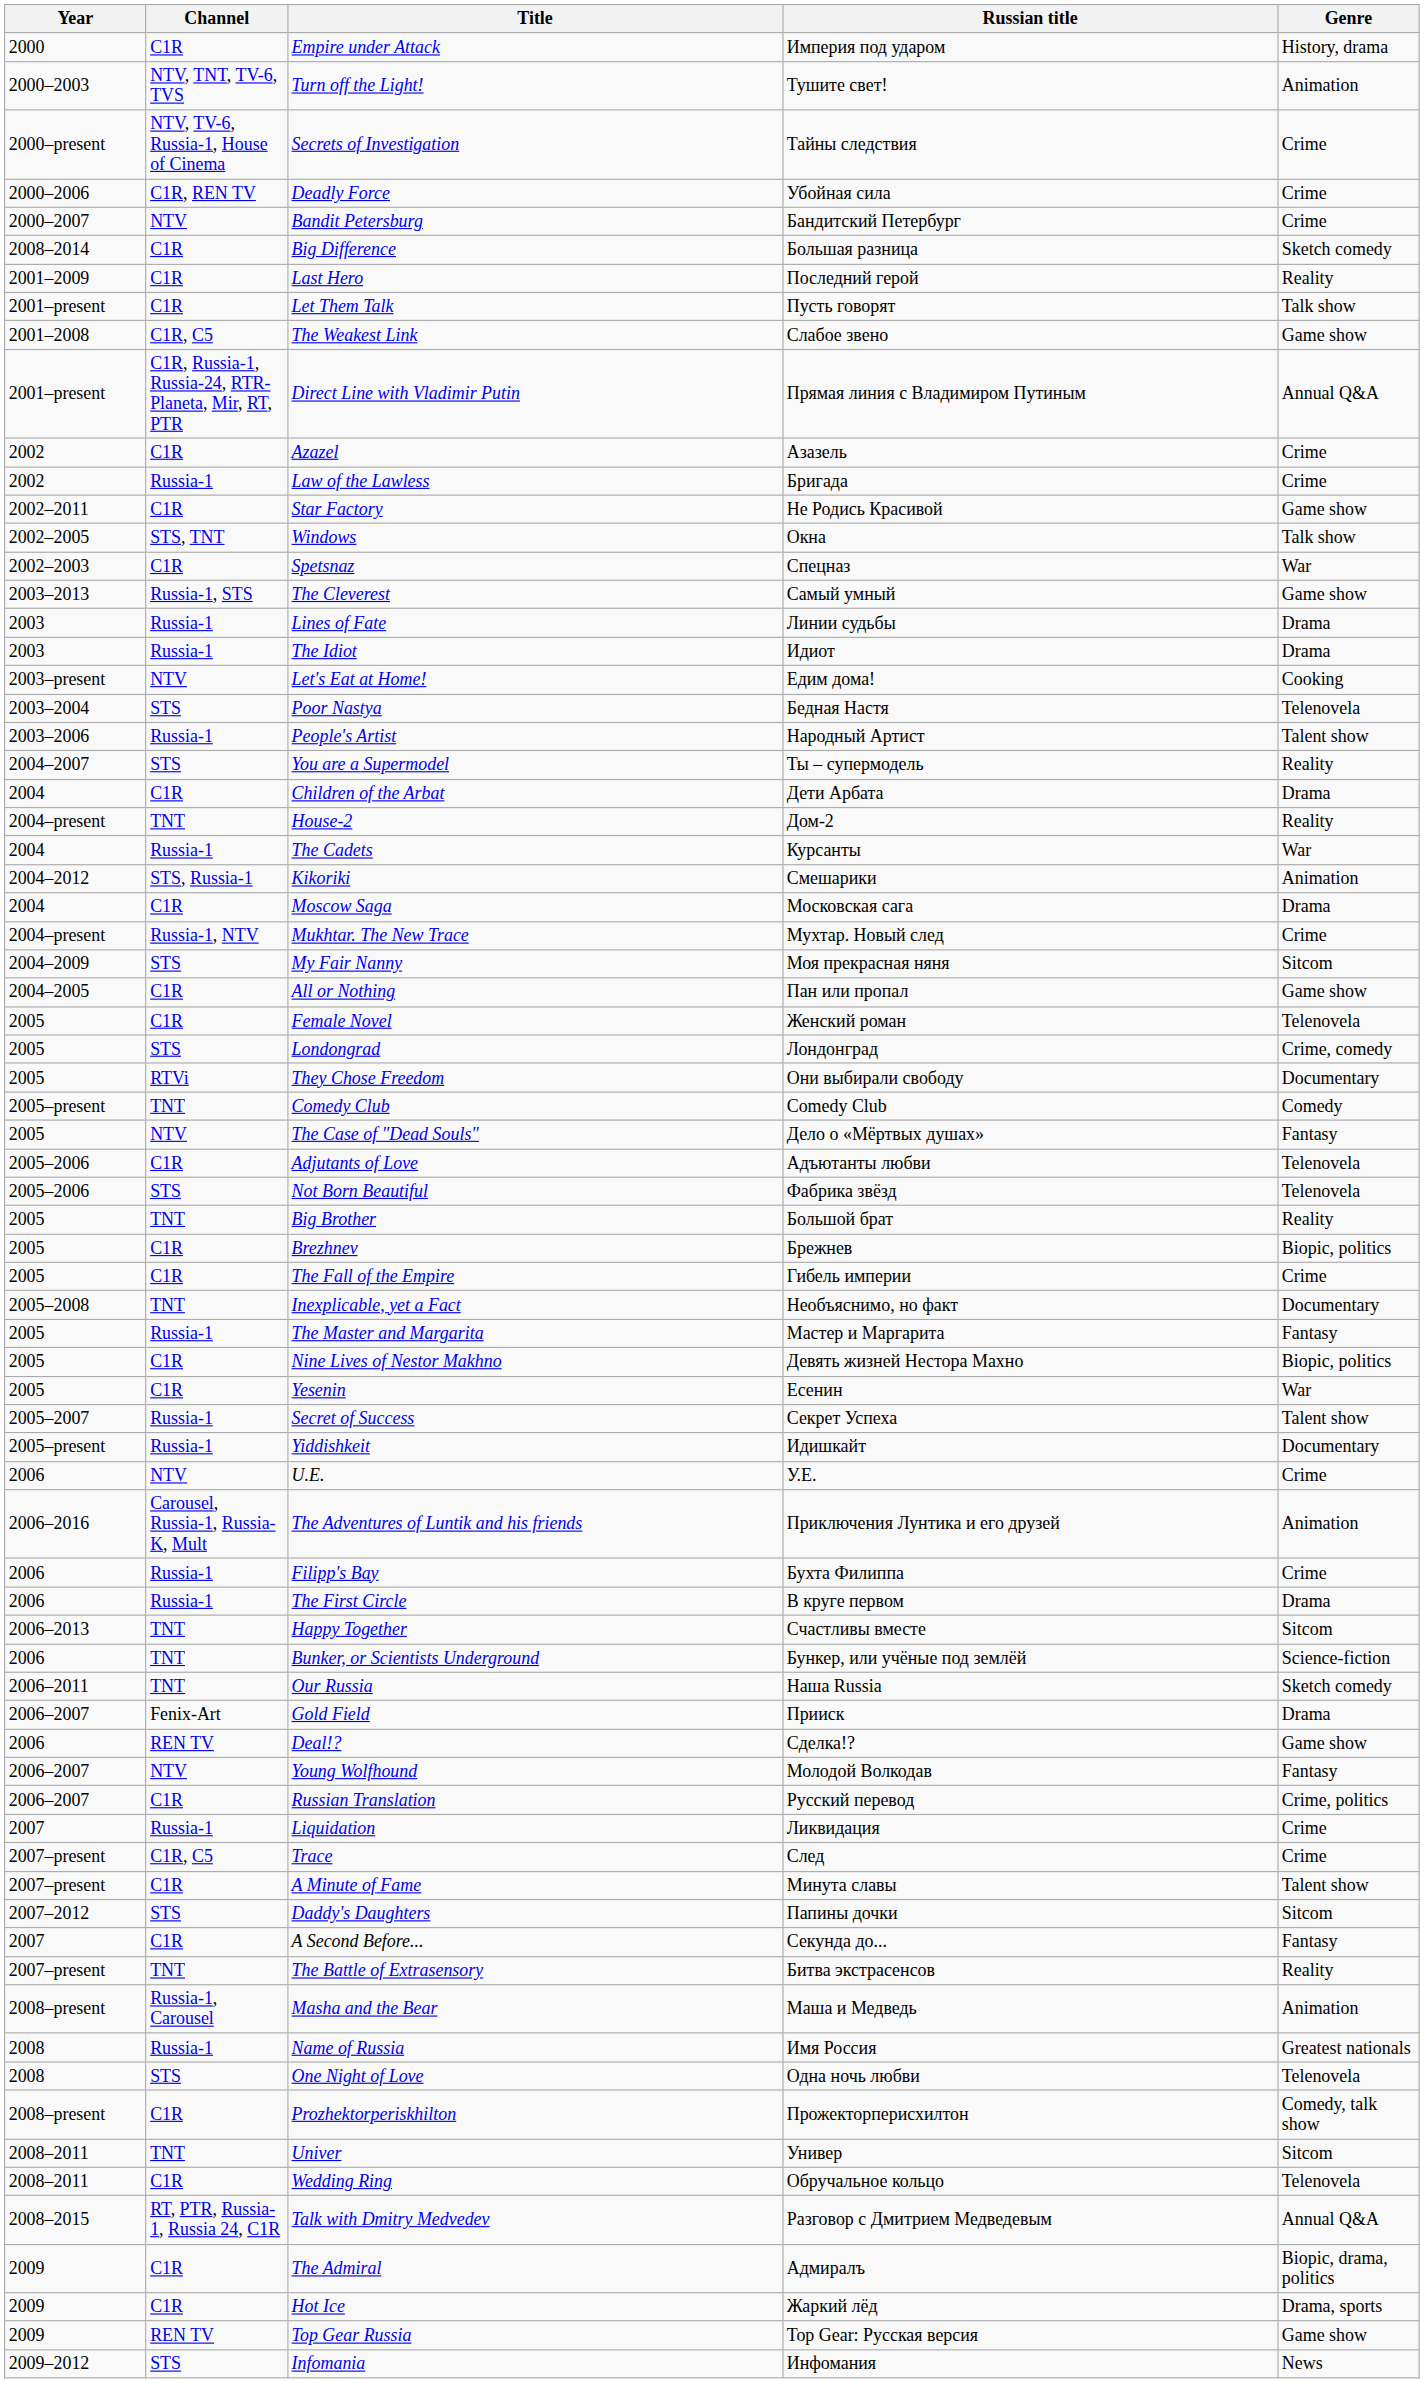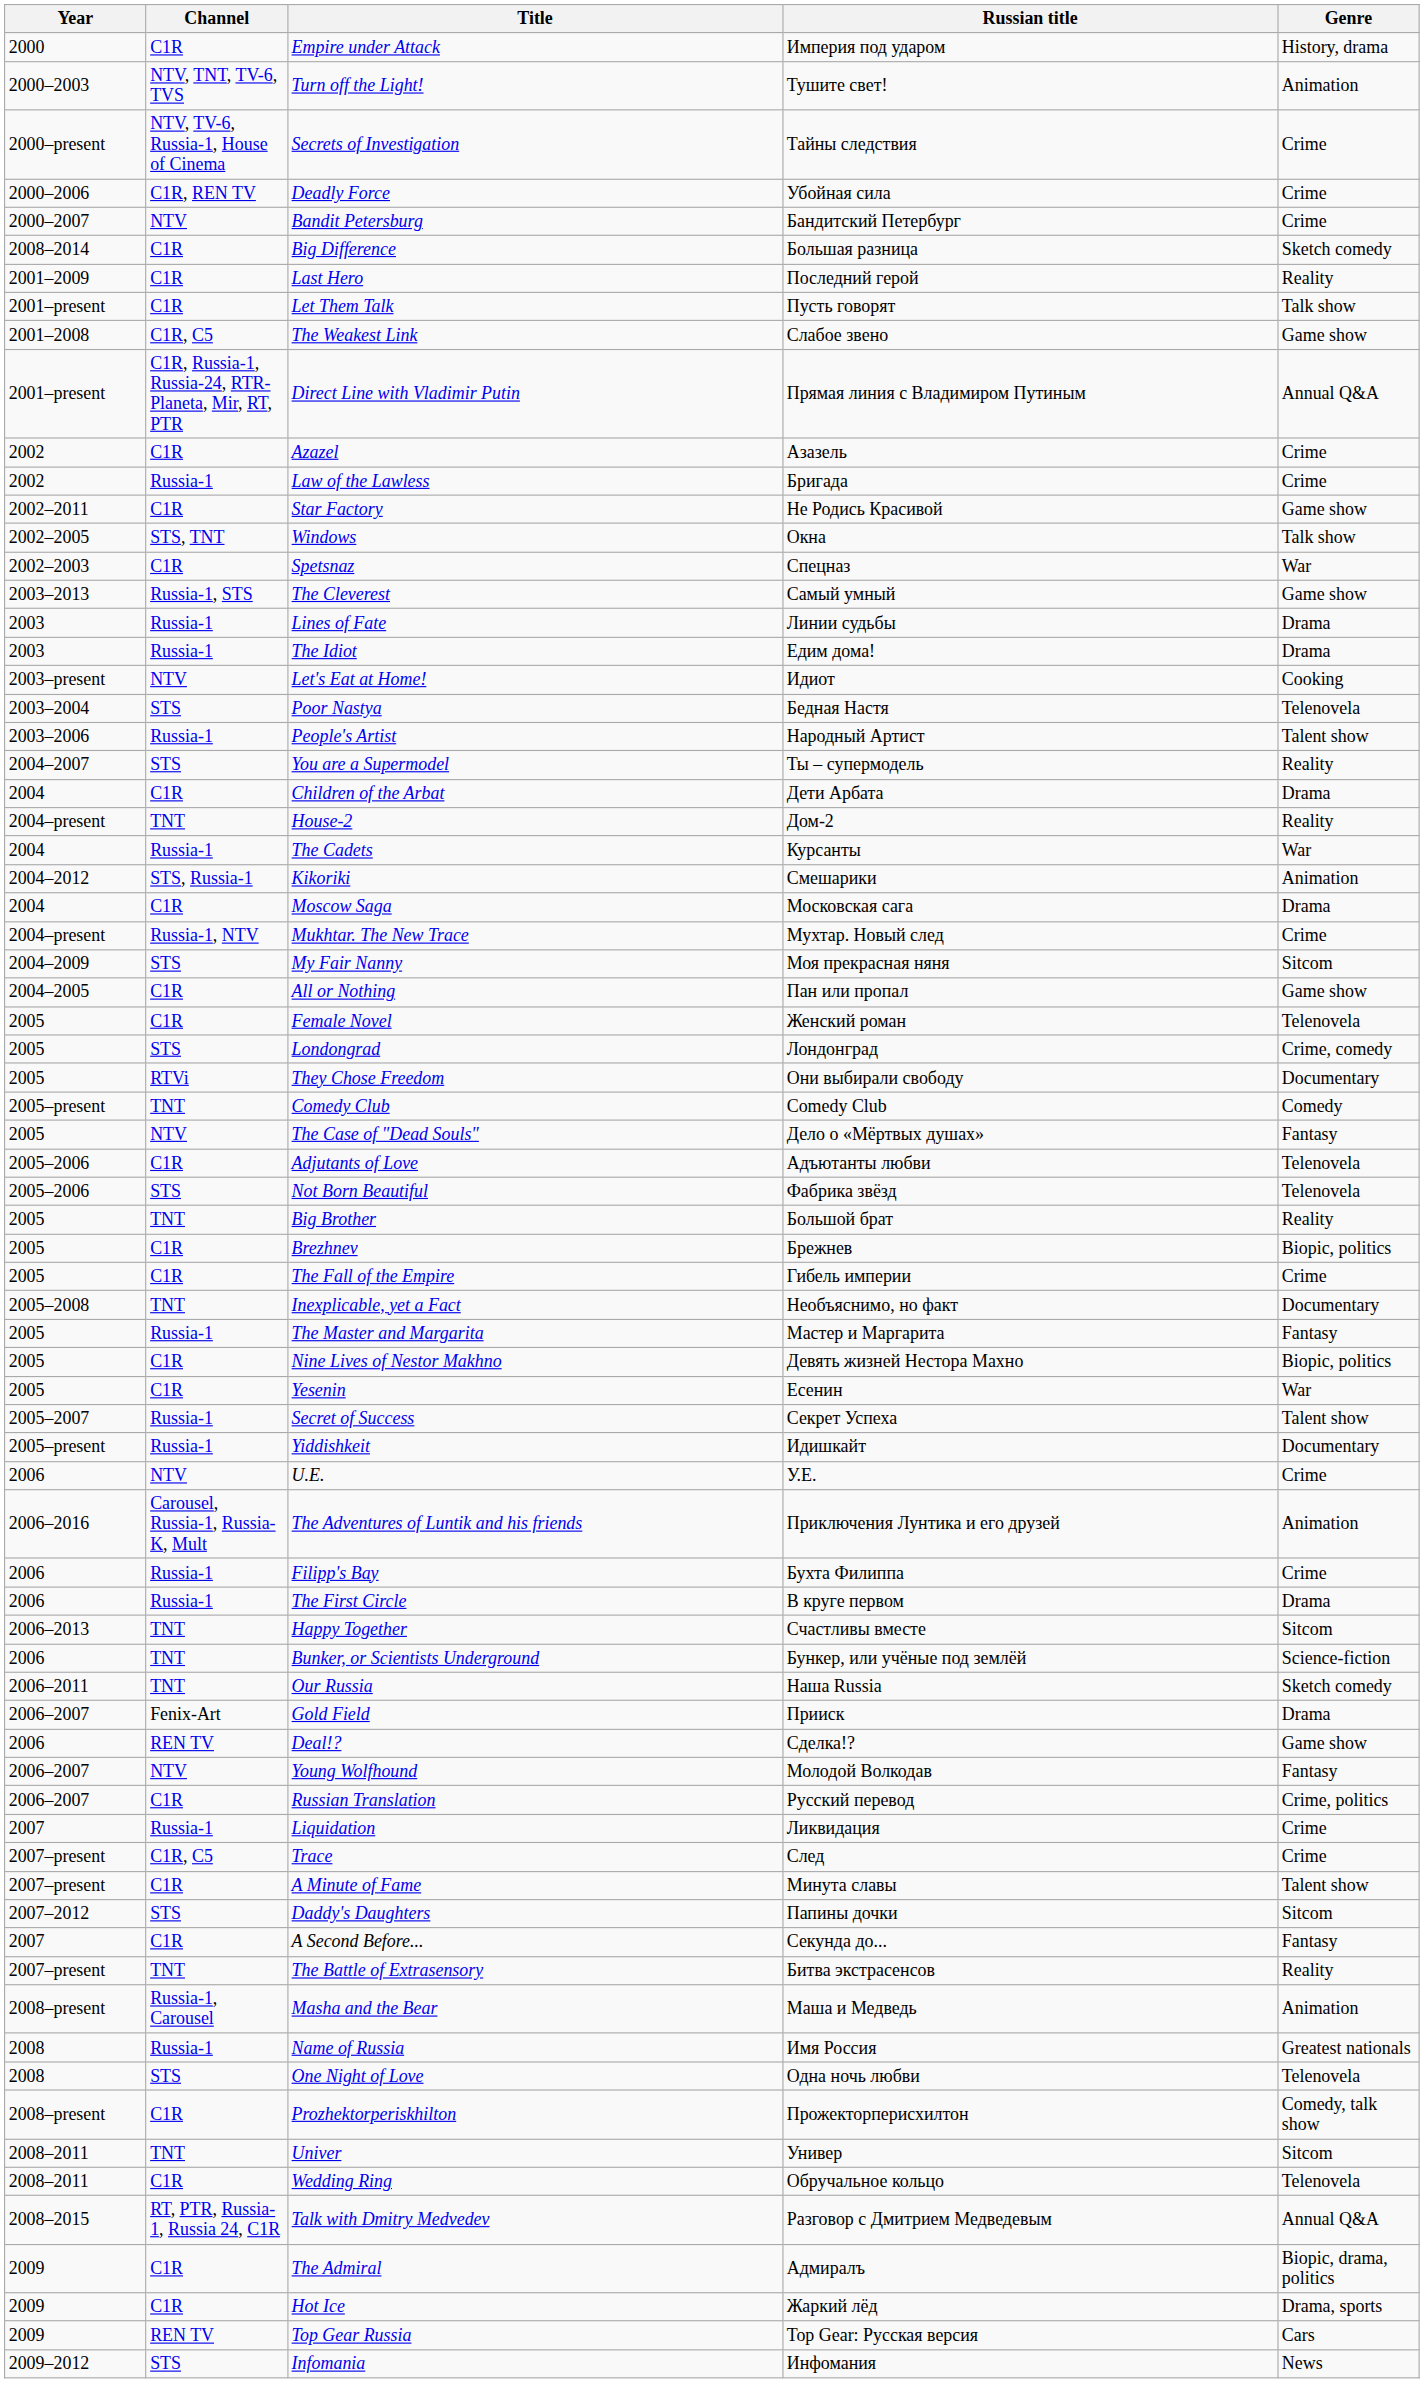(811, 651) Идиот -> (831, 651) Едим дома!
(831, 679) Едим дома! -> (811, 679) Идиот
(1324, 2335) Game show -> (1298, 2335) Cars
